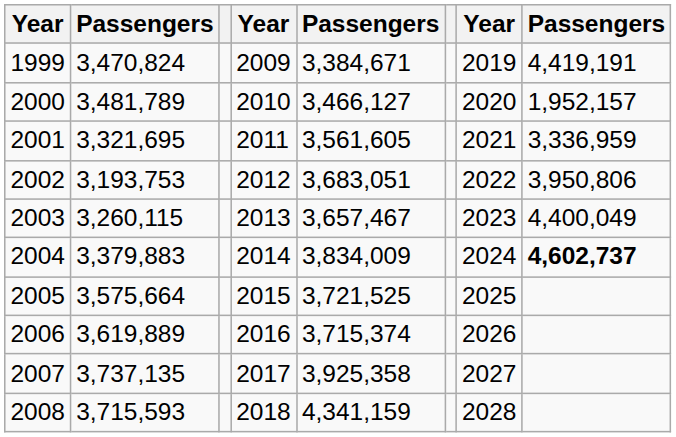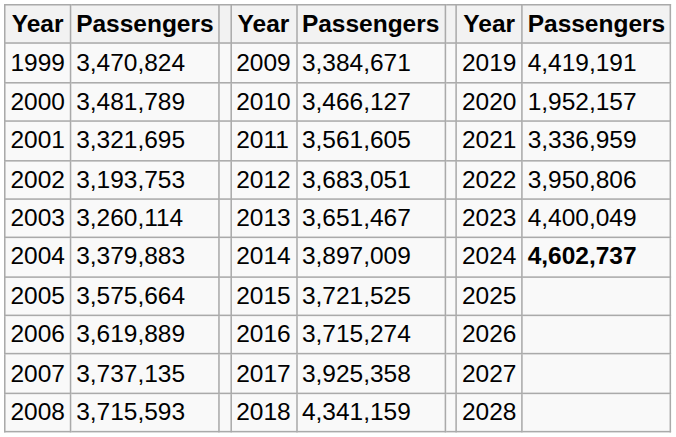(130, 218) 3,260,115 -> (130, 218) 3,260,114
(356, 218) 3,657,467 -> (356, 218) 3,651,467
(356, 256) 3,834,009 -> (356, 256) 3,897,009
(356, 334) 3,715,374 -> (356, 334) 3,715,274
